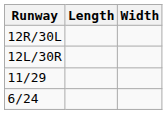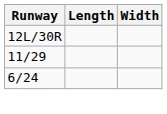- row: (35, 36)
